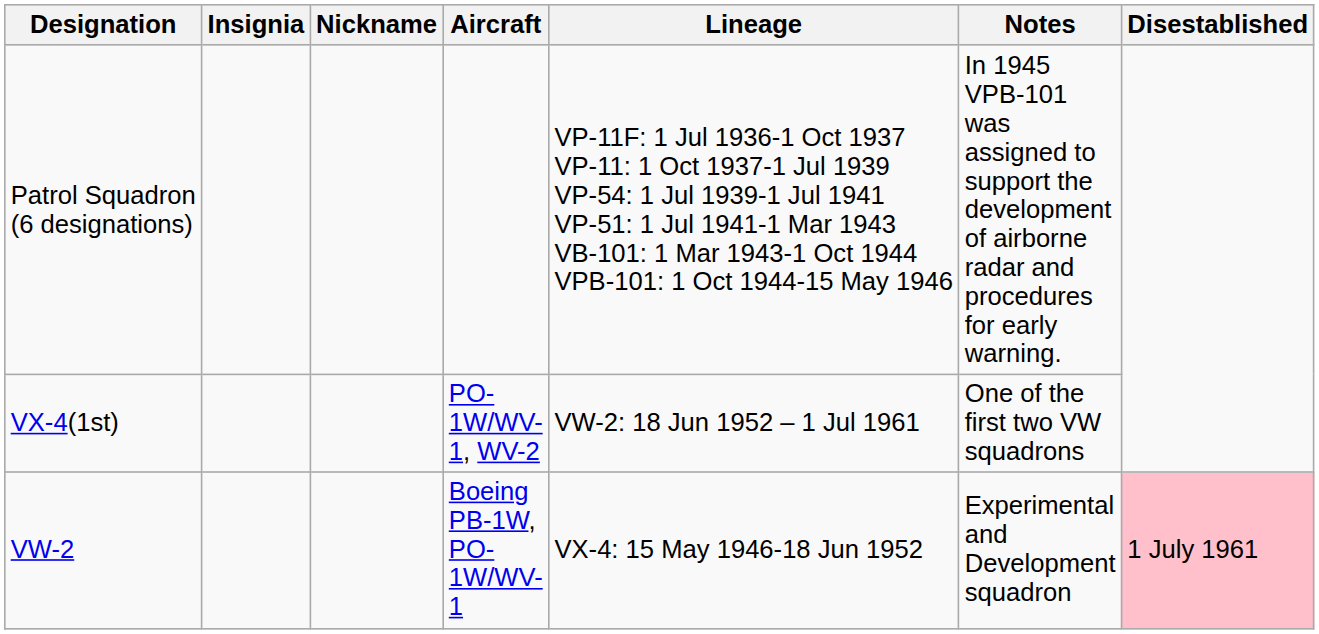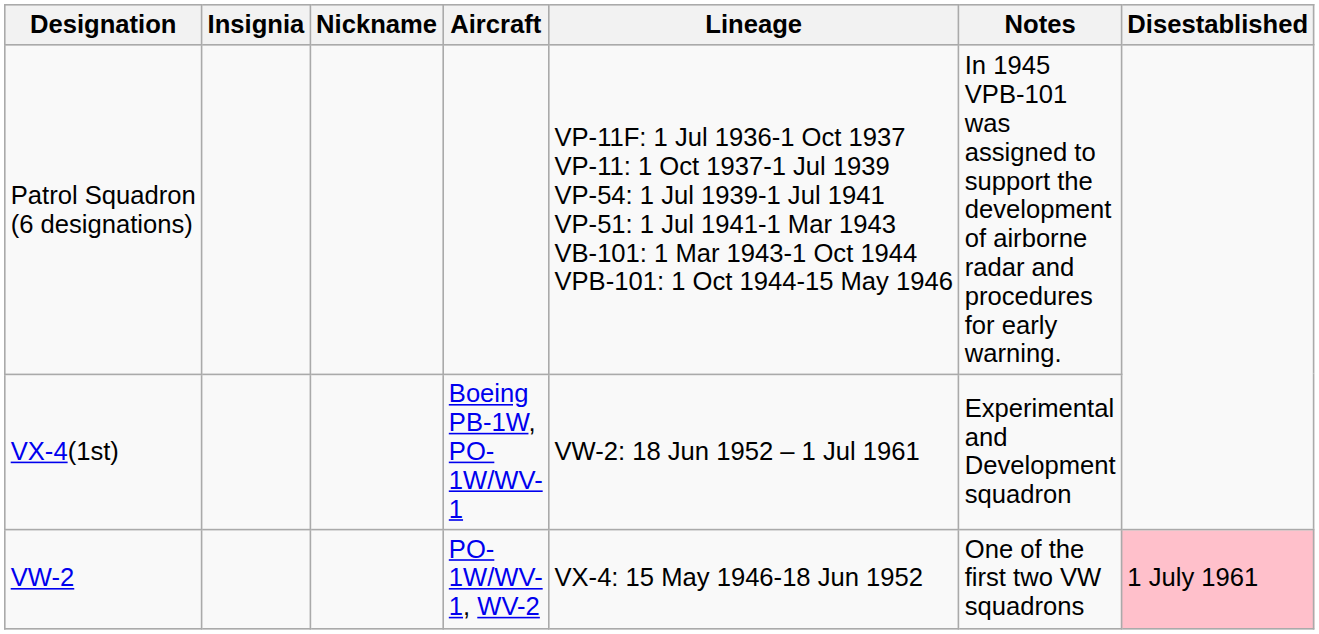(496, 422) PO-1W/WV-1, WV-2 -> (496, 451) Boeing PB-1W, PO-1W/WV-1
(1033, 422) One of the first two VW squadrons -> (1040, 451) Experimental and Development squadron
(496, 549) Boeing PB-1W, PO-1W/WV-1 -> (496, 578) PO-1W/WV-1, WV-2
(1040, 549) Experimental and Development squadron -> (1033, 578) One of the first two VW squadrons
